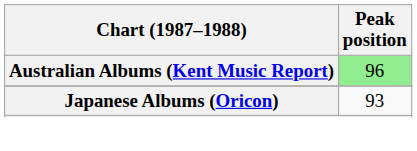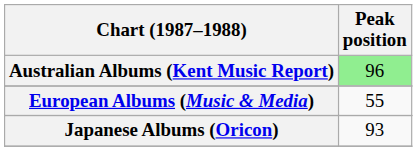+ row: (172, 100)
